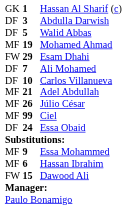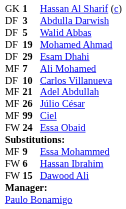(12, 44) MF -> (11, 44) DF
(12, 56) FW -> (11, 56) DF
(11, 68) DF -> (12, 68) MF
(11, 128) DF -> (12, 128) FW
(12, 163) MF -> (12, 163) FW
